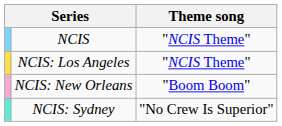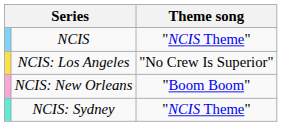(206, 62) "NCIS Theme" -> (206, 62) "No Crew Is Superior"
(206, 109) "No Crew Is Superior" -> (206, 109) "NCIS Theme"
